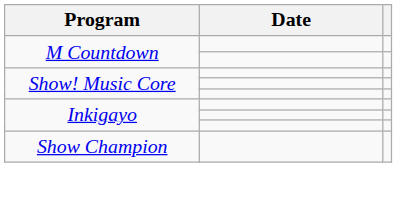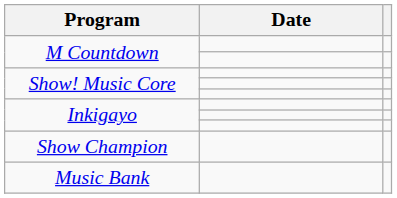+ row: (102, 177)
